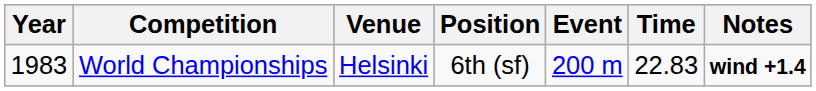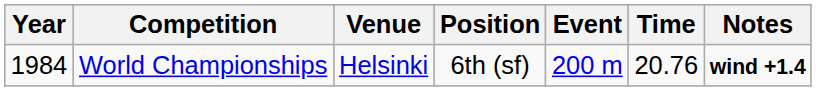(39, 65) 1983 -> (39, 65) 1984
(666, 65) 22.83 -> (666, 65) 20.76
